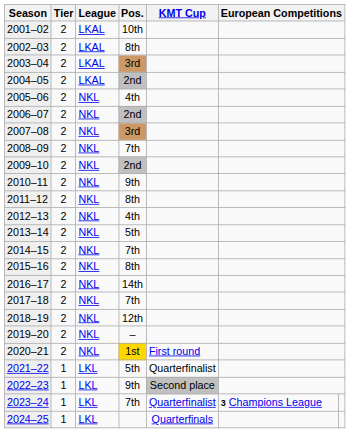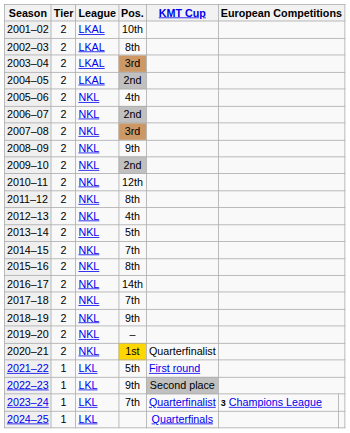(132, 148) 7th -> (132, 148) 9th
(132, 182) 9th -> (132, 182) 12th
(132, 317) 12th -> (132, 317) 9th
(175, 351) First round -> (182, 351) Quarterfinalist
(182, 368) Quarterfinalist -> (175, 368) First round
